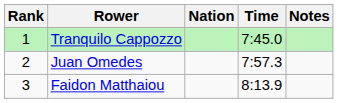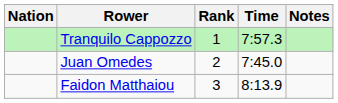columns swapped: (26, 16) <-> (212, 16)
(262, 39) 7:45.0 -> (262, 39) 7:57.3
(262, 62) 7:57.3 -> (262, 62) 7:45.0
